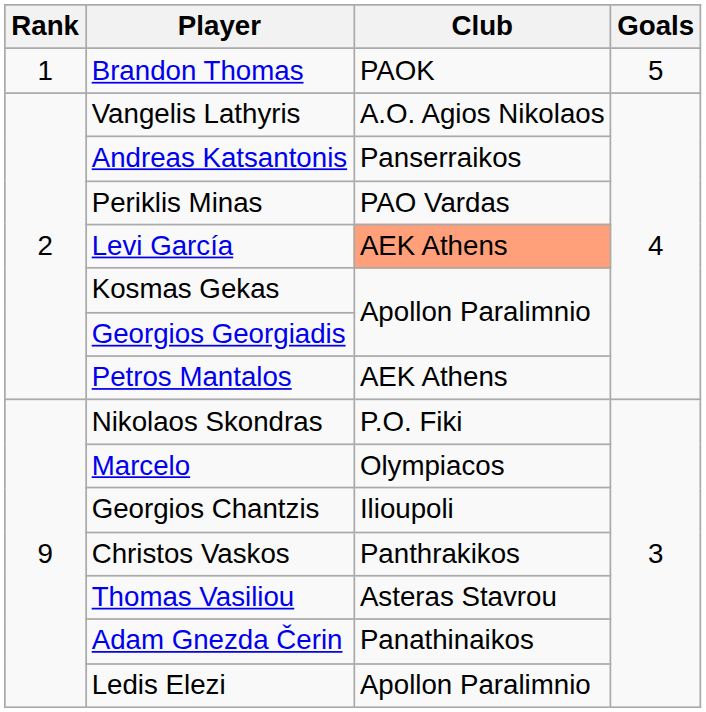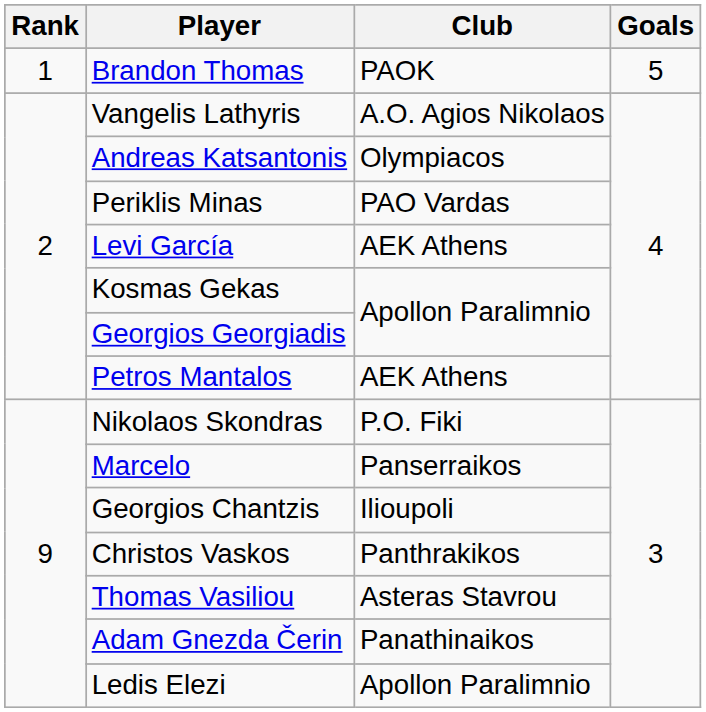(441, 158) Panserraikos -> (432, 158) Olympiacos
(434, 245) lightsalmon background -> (434, 245) no background
(432, 465) Olympiacos -> (441, 465) Panserraikos
